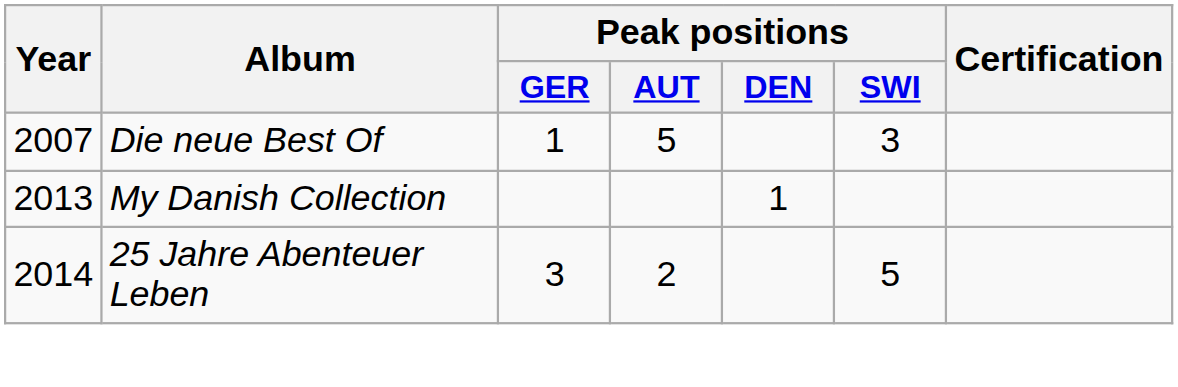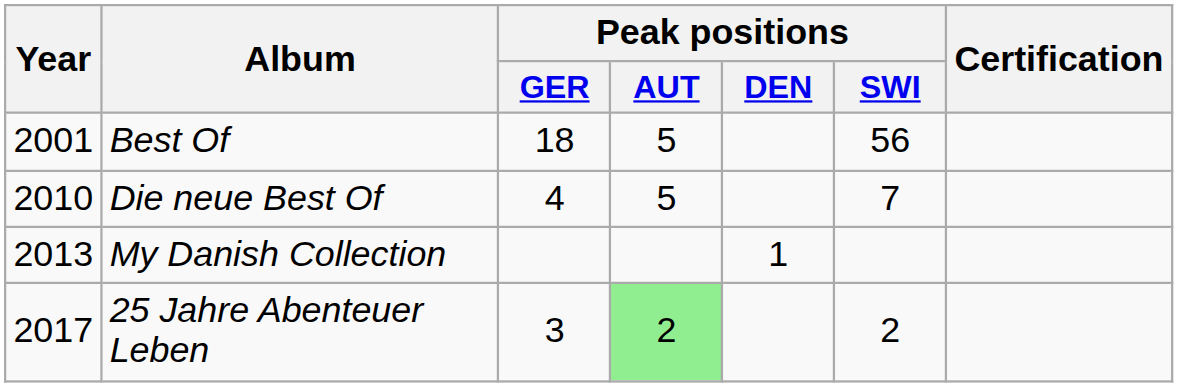+ row: (169, 140)
(53, 140) 2007 -> (53, 197) 2010
(555, 140) 1 -> (555, 197) 4
(890, 140) 3 -> (890, 197) 7
(53, 274) 2014 -> (53, 331) 2017
(666, 274) no background -> (666, 331) lightgreen background
(890, 274) 5 -> (890, 331) 2
